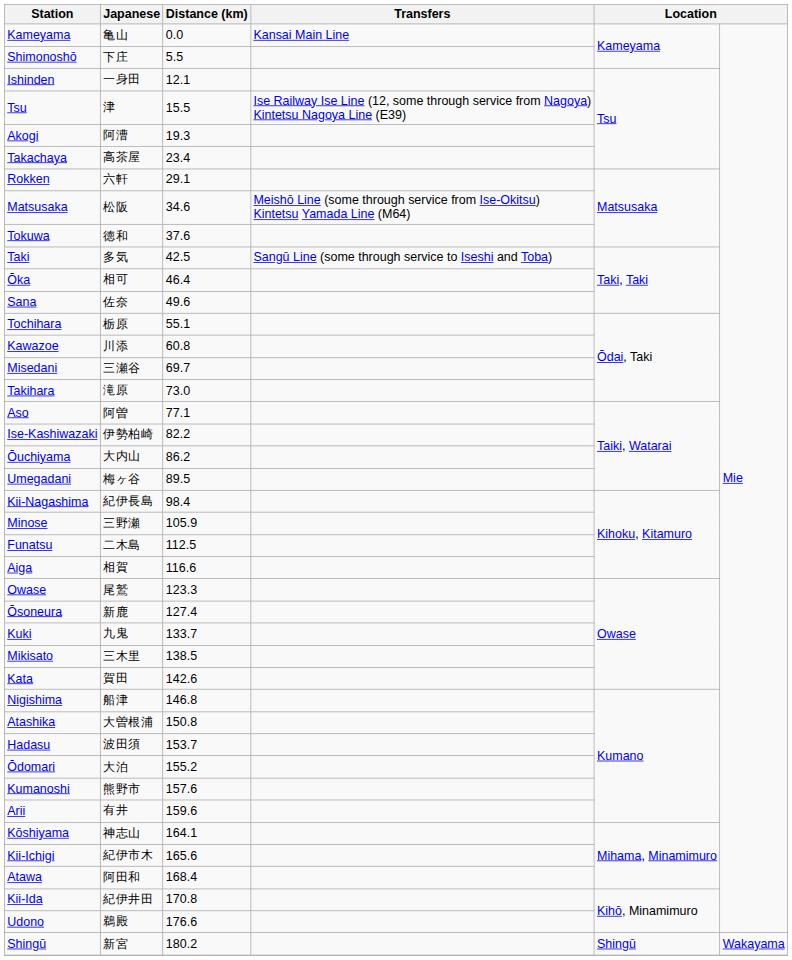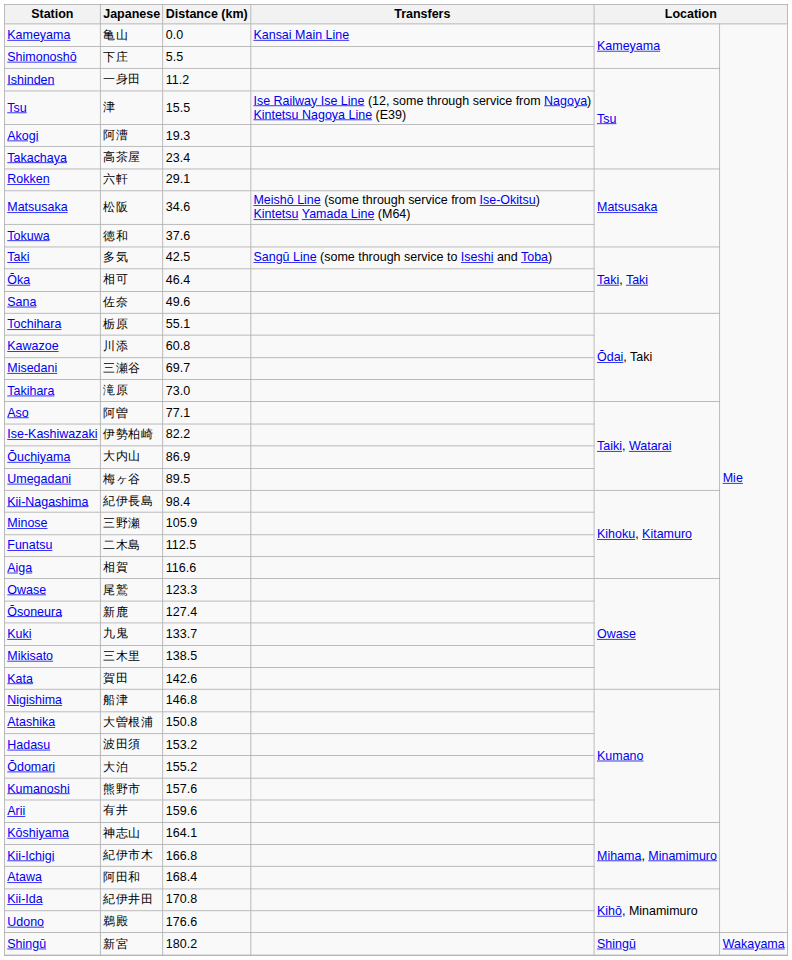(178, 79) 12.1 -> (178, 79) 11.2
(178, 457) 86.2 -> (178, 457) 86.9
(181, 744) 153.7 -> (181, 744) 153.2
(181, 855) 165.6 -> (181, 855) 166.8
